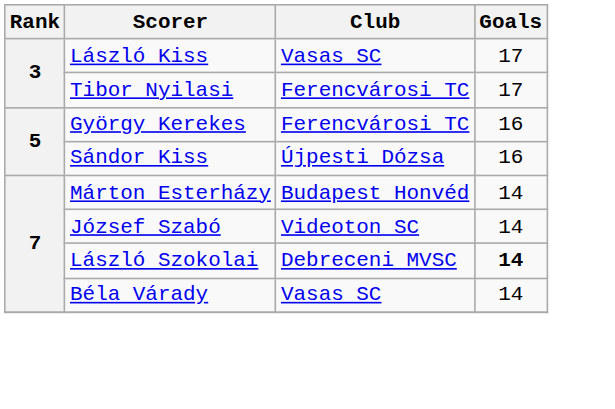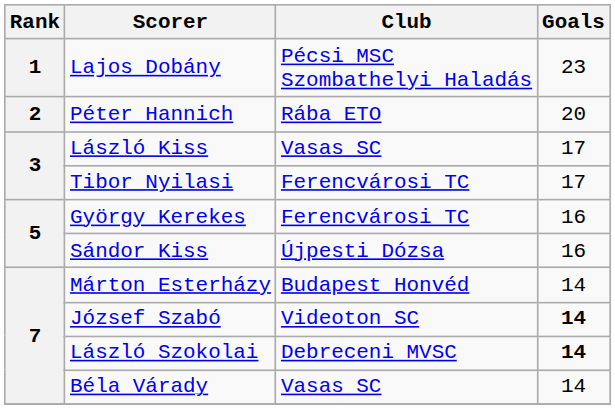+ row: (145, 68)
+ row: (152, 114)
(511, 227) normal -> (574, 319) bold
